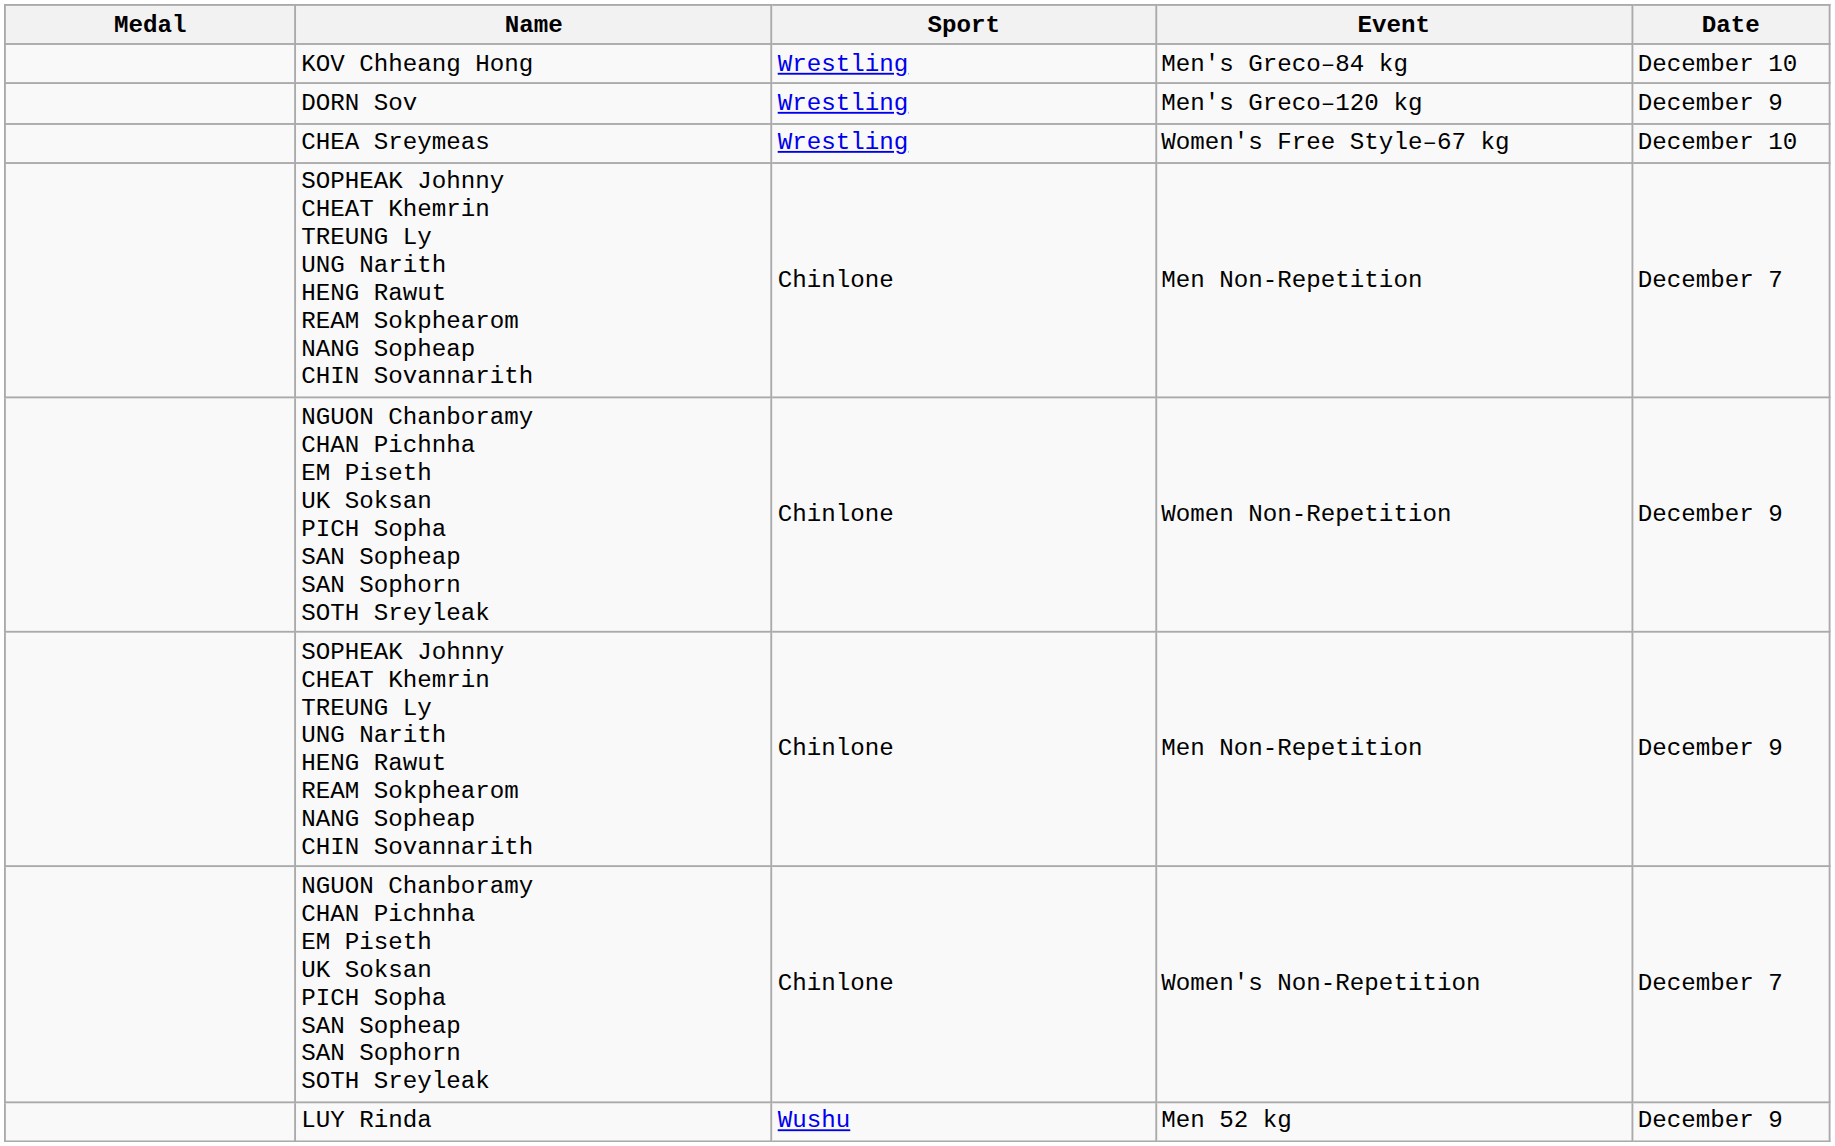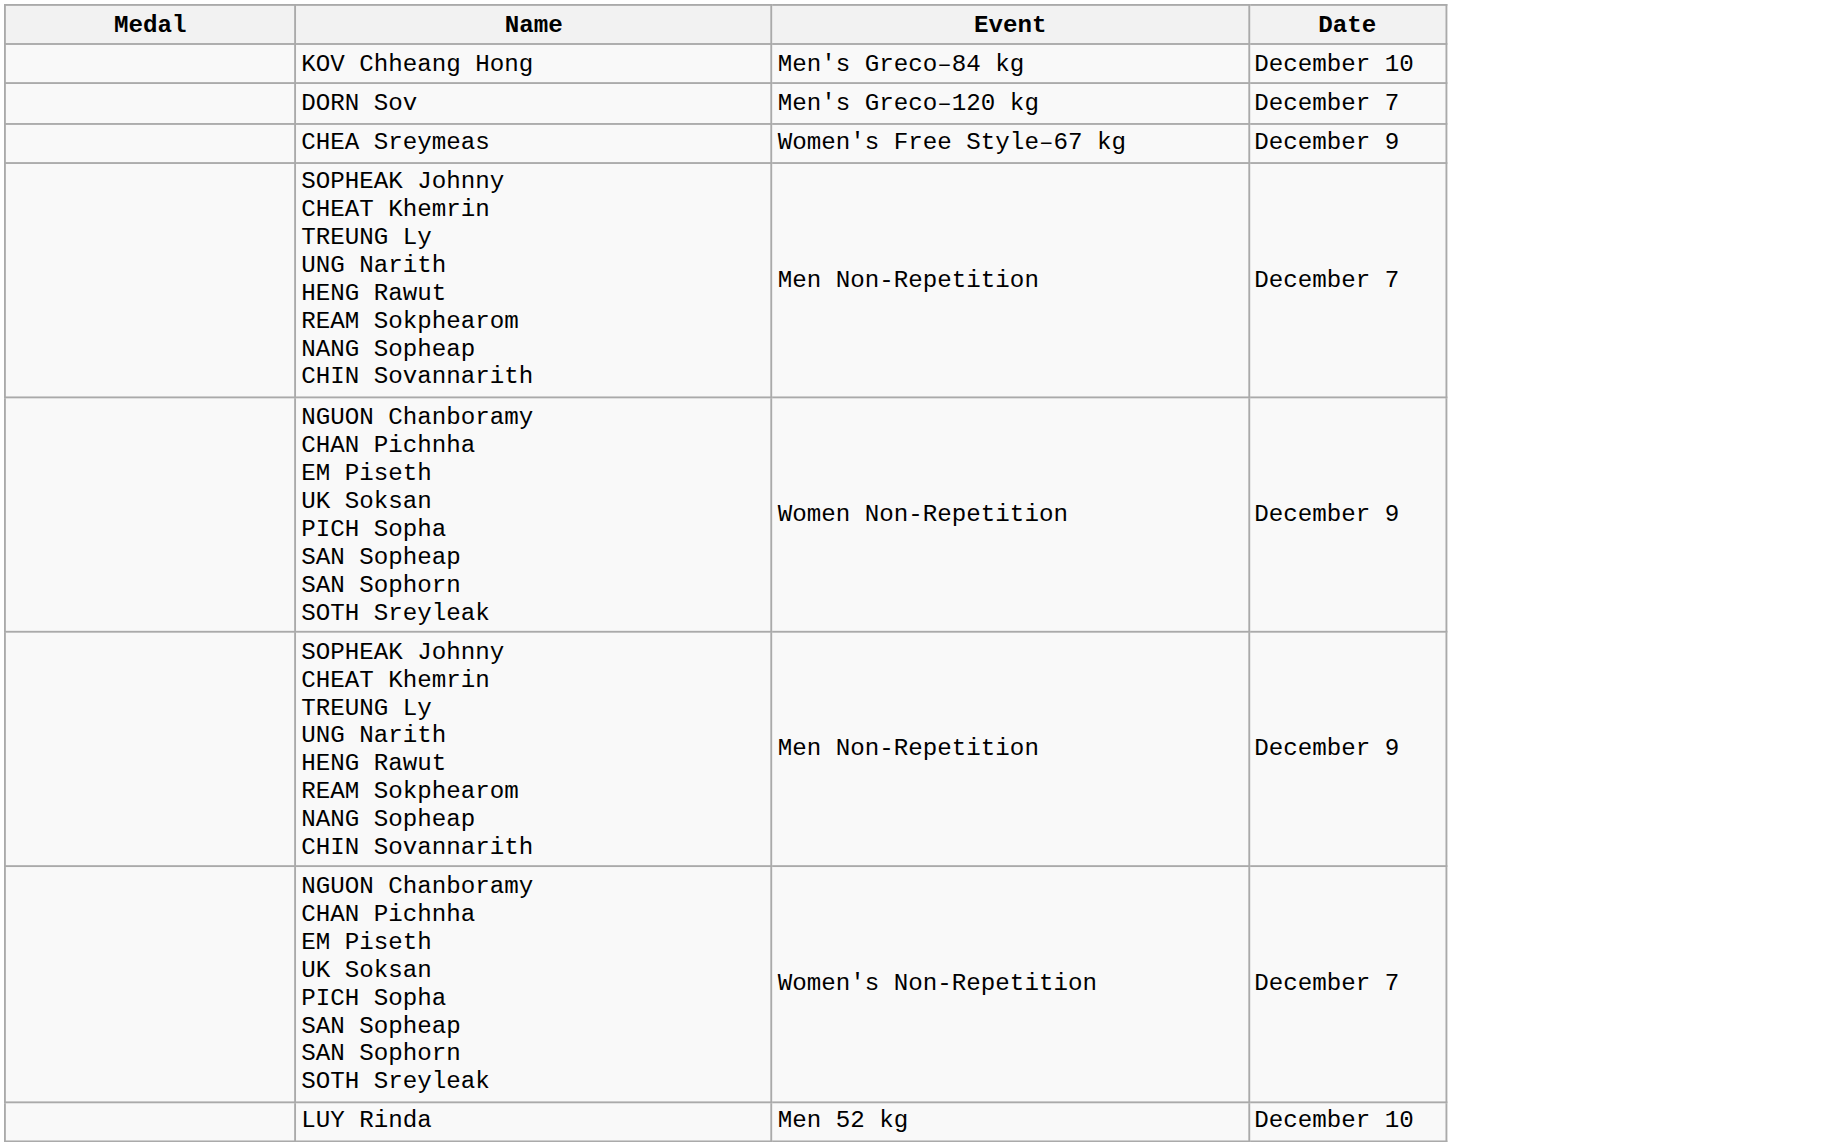- column: (964, 25)
(1710, 103) December 9 -> (1327, 103) December 7
(1718, 143) December 10 -> (1327, 143) December 9
(1710, 1121) December 9 -> (1334, 1121) December 10
